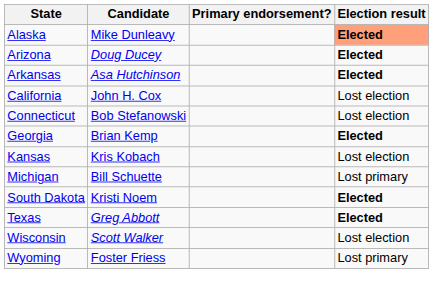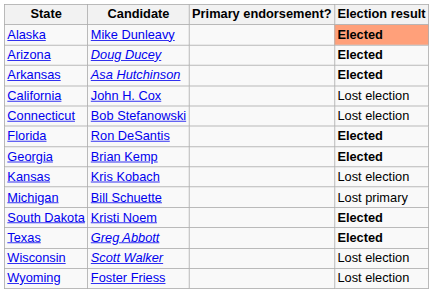+ row: (27, 136)
(373, 258) Lost primary -> (373, 278) Lost election
